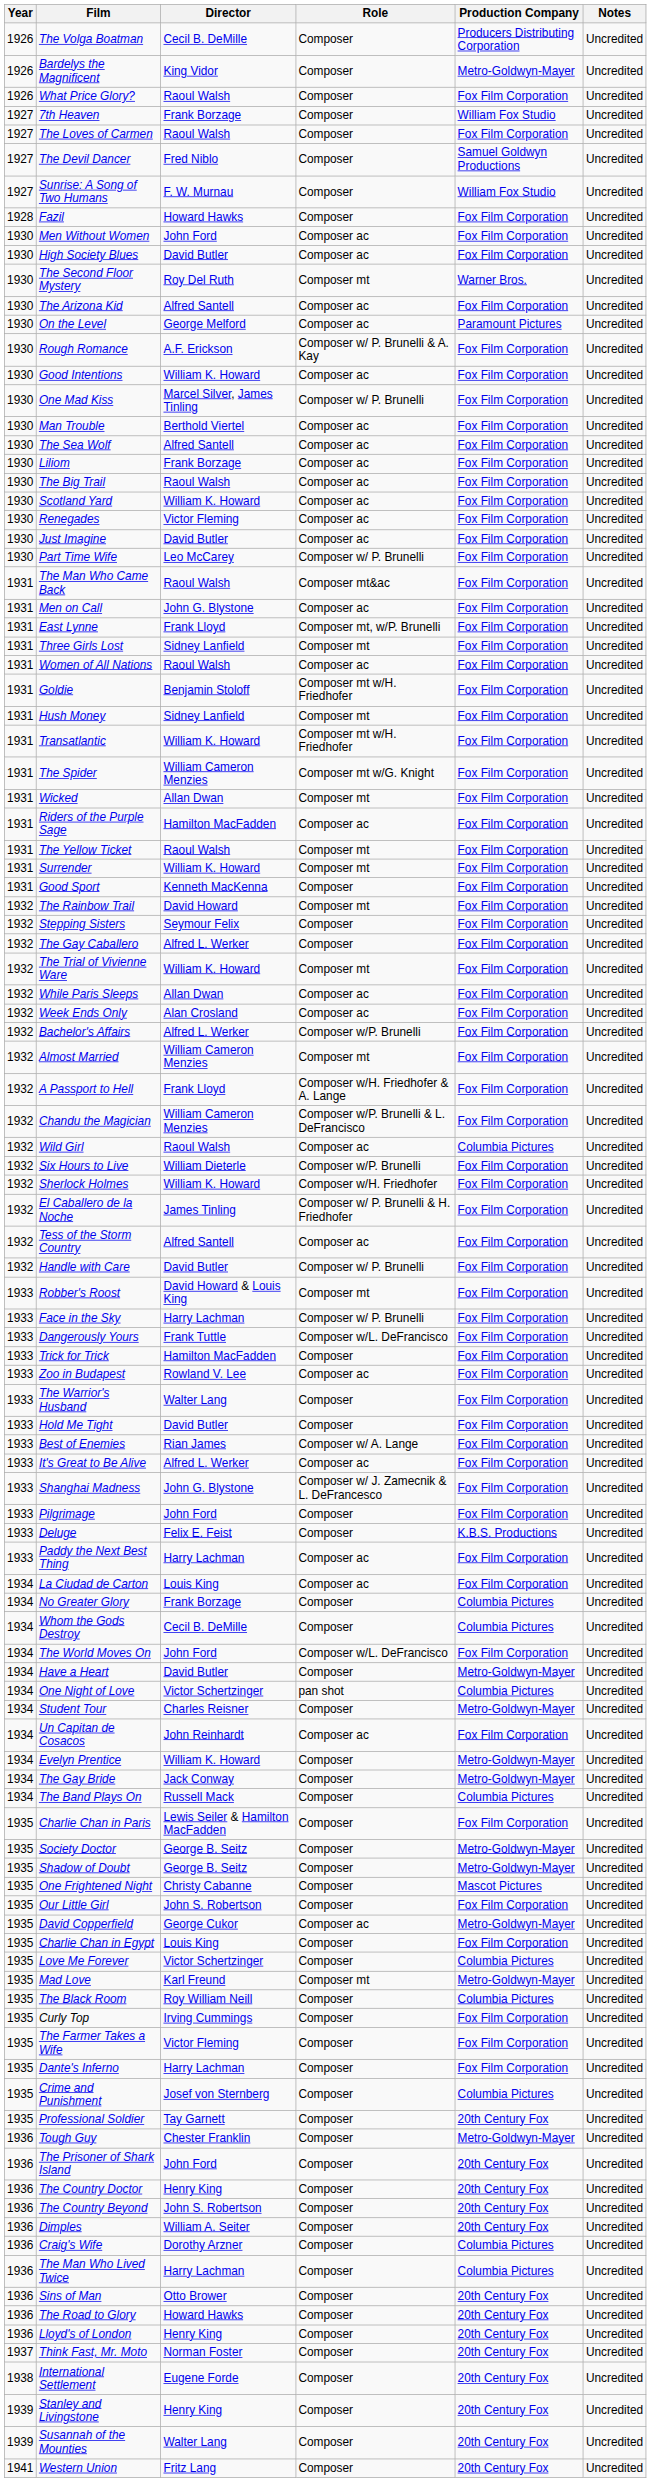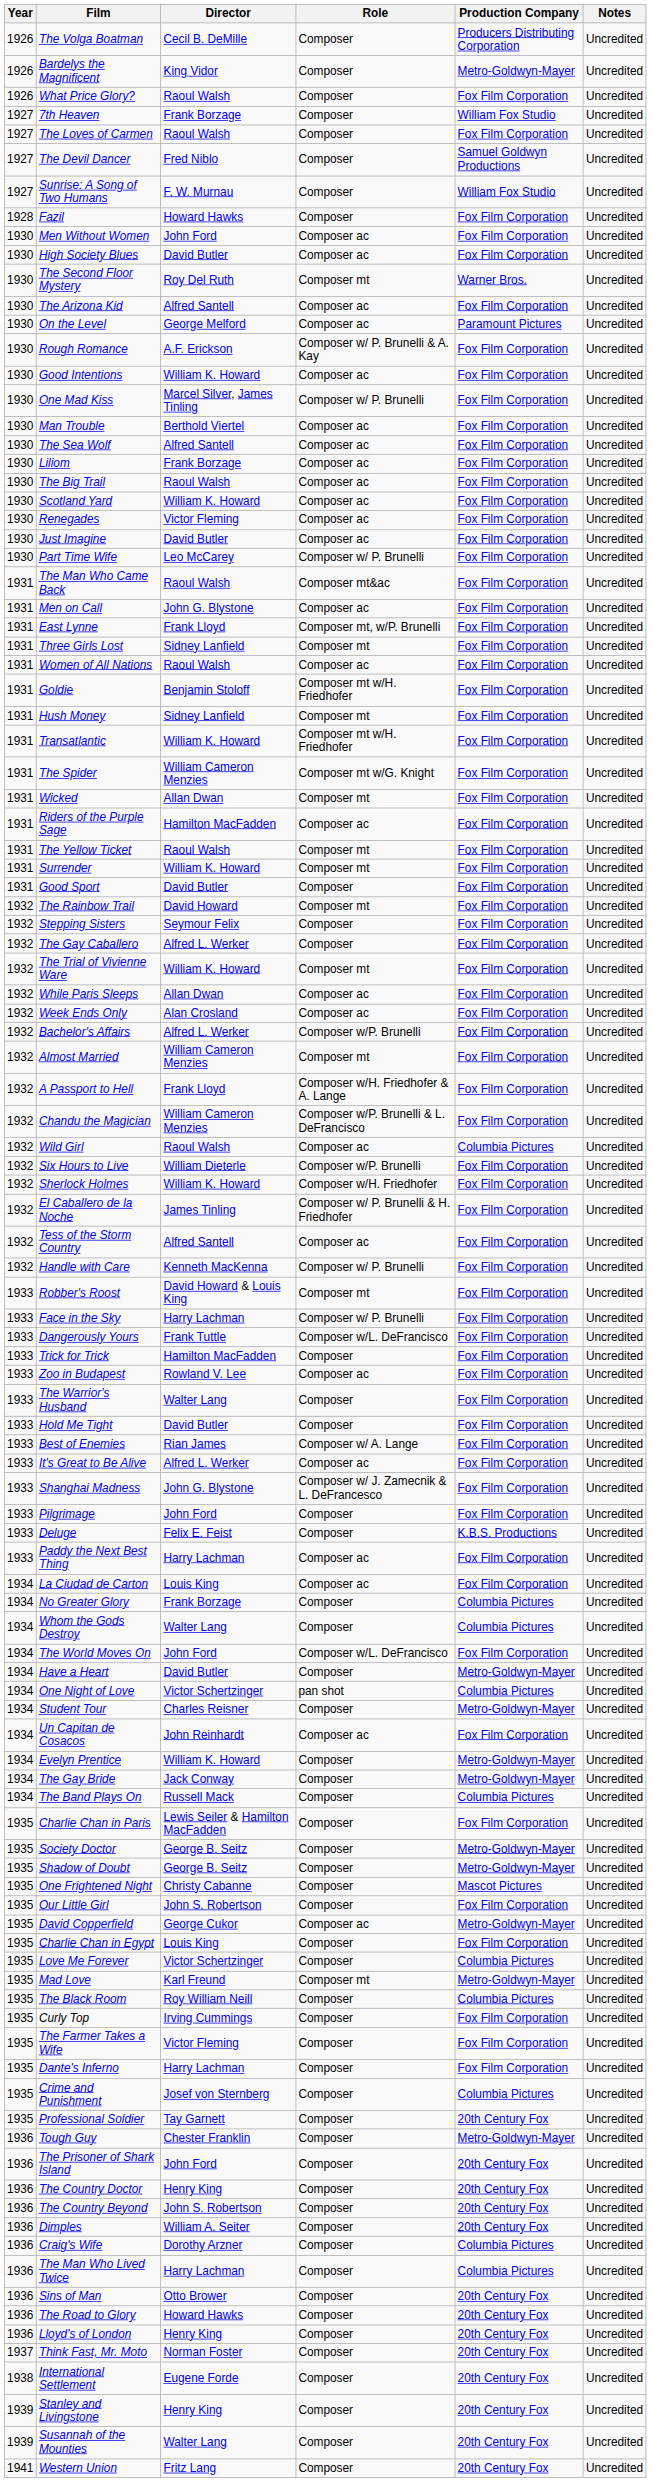(215, 887) Kenneth MacKenna -> (196, 887) David Butler
(196, 1267) David Butler -> (215, 1267) Kenneth MacKenna
(205, 1628) Cecil B. DeMille -> (195, 1628) Walter Lang
